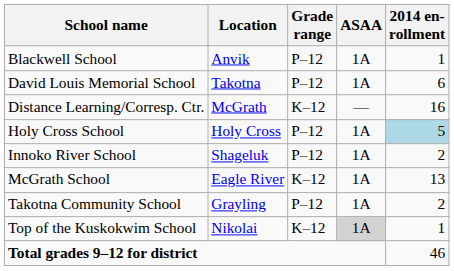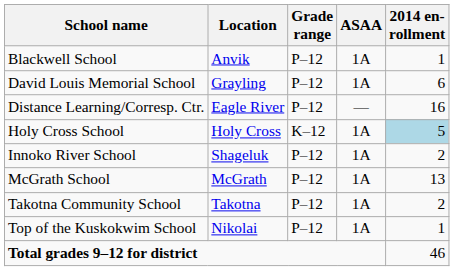(236, 82) Takotna -> (239, 82) Grayling
(239, 107) McGrath -> (248, 107) Eagle River
(308, 107) K–12 -> (307, 107) P–12
(307, 131) P–12 -> (308, 131) K–12
(248, 180) Eagle River -> (239, 180) McGrath
(308, 180) K–12 -> (307, 180) P–12
(239, 204) Grayling -> (236, 204) Takotna
(308, 228) K–12 -> (307, 228) P–12
(361, 228) lightgrey background -> (361, 228) no background
